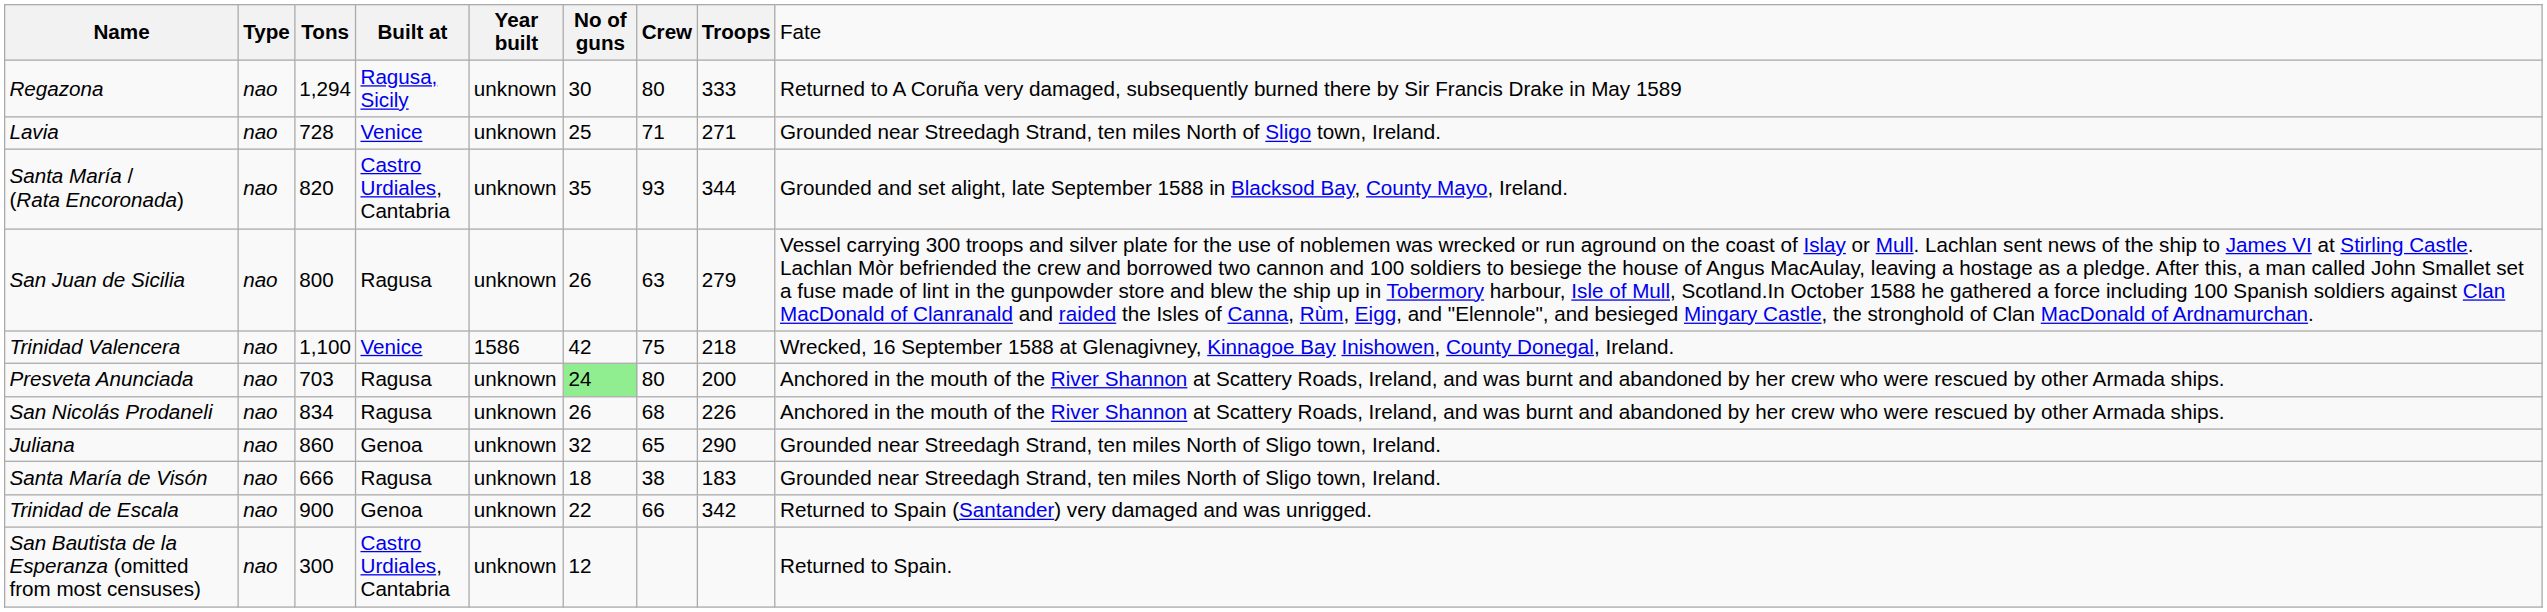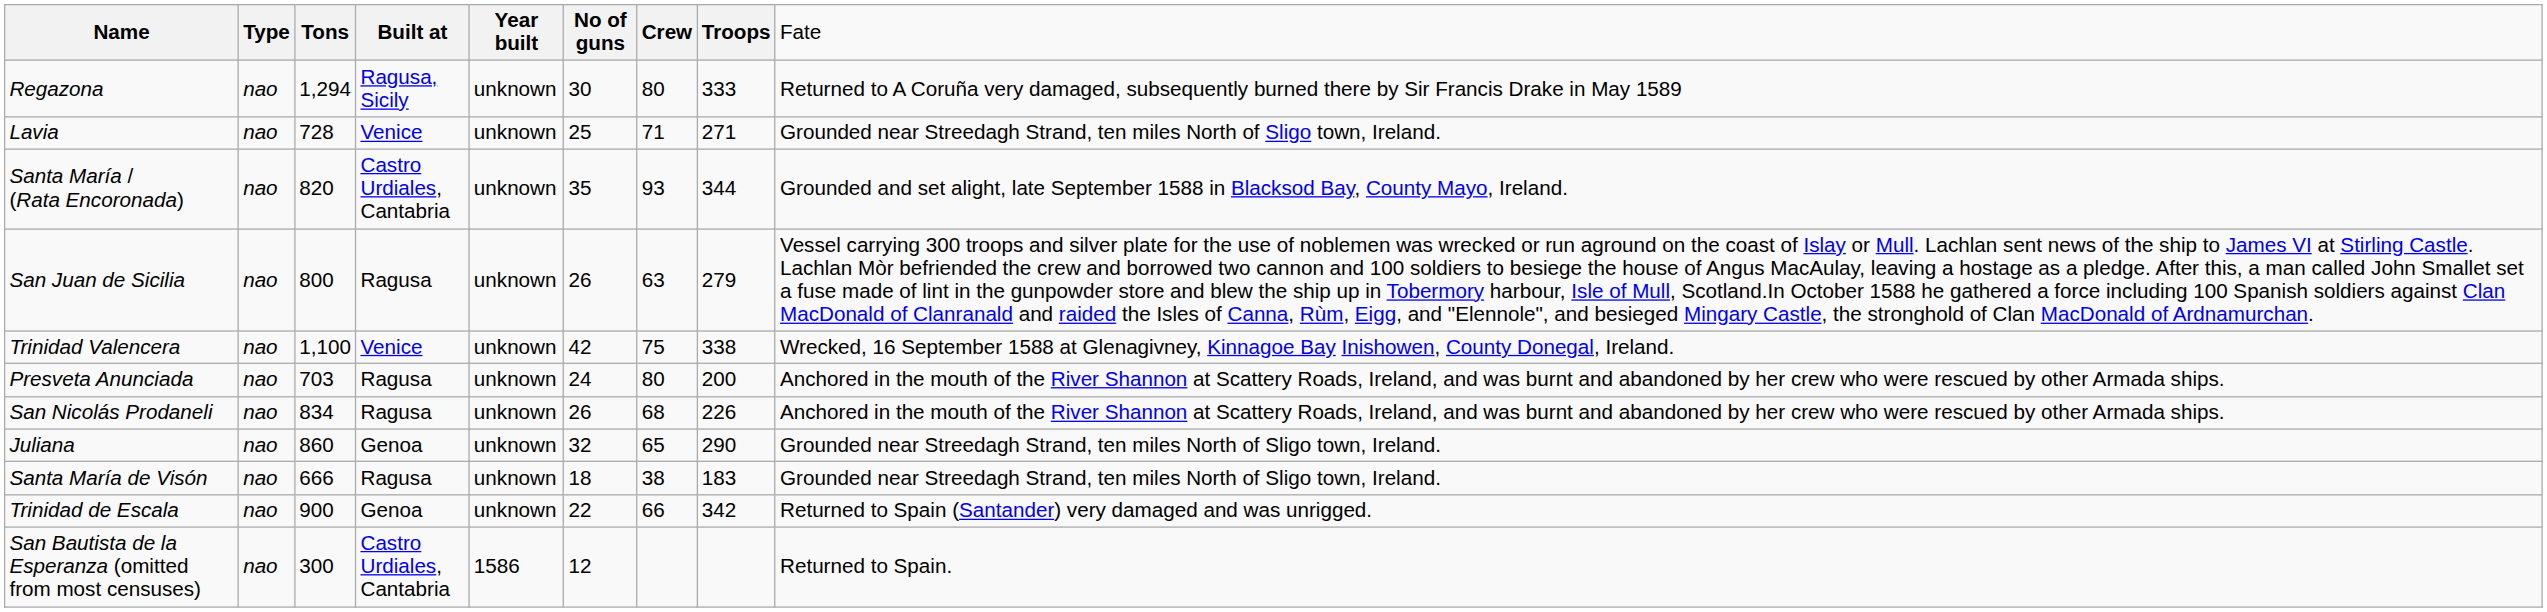(497, 347) 1586 -> (515, 347) unknown
(719, 347) 218 -> (719, 347) 338
(580, 379) lightgreen background -> (580, 379) no background
(515, 566) unknown -> (497, 566) 1586
